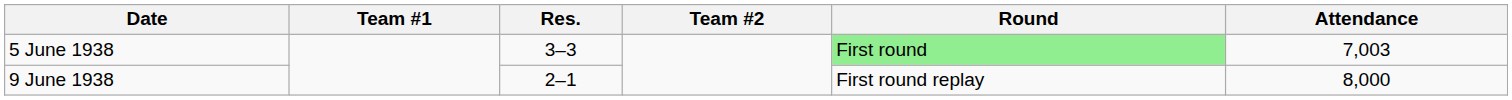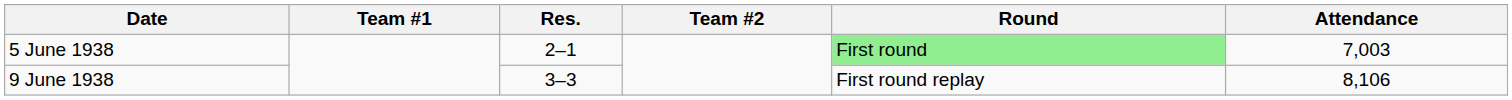(561, 49) 3–3 -> (561, 49) 2–1
(561, 79) 2–1 -> (561, 79) 3–3
(1367, 79) 8,000 -> (1367, 79) 8,106
